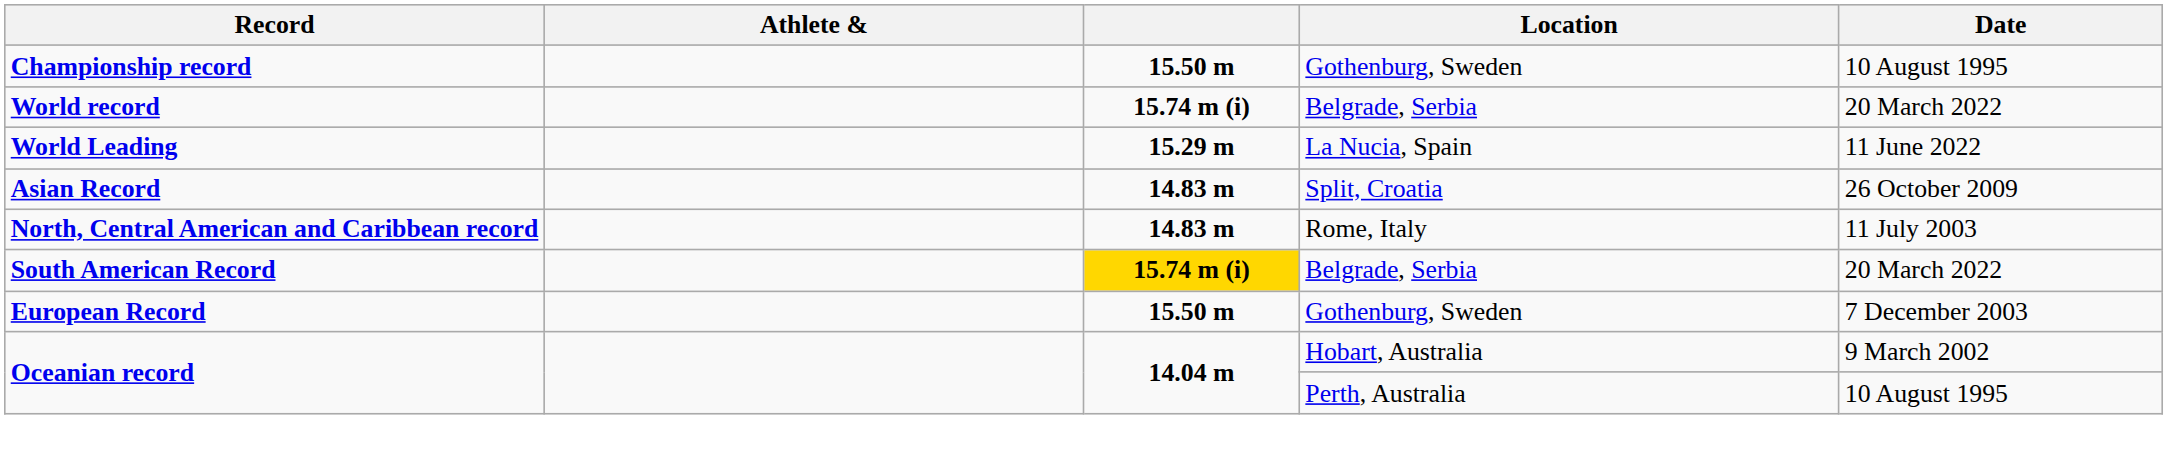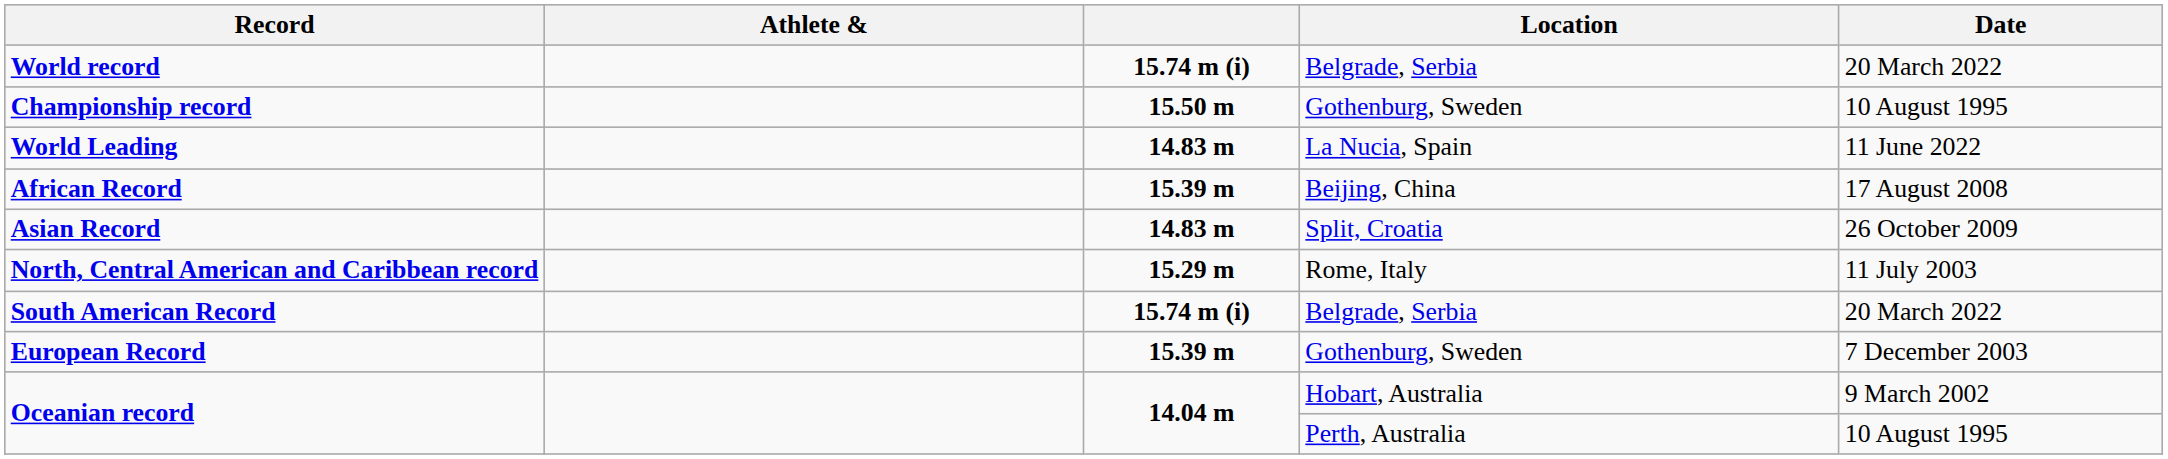rows swapped: (85, 106) <-> (131, 65)
(1192, 147) 15.29 m -> (1192, 147) 14.83 m
+ row: (96, 188)
(1192, 229) 14.83 m -> (1192, 270) 15.29 m
(1192, 270) gold background -> (1192, 310) no background
(1192, 310) 15.50 m -> (1192, 351) 15.39 m
